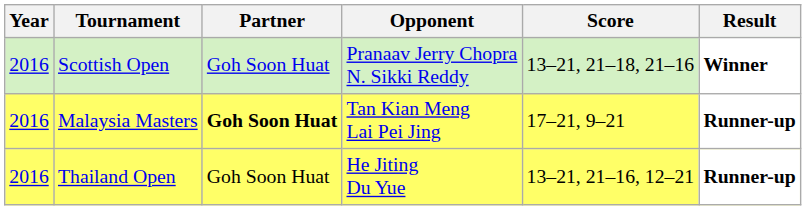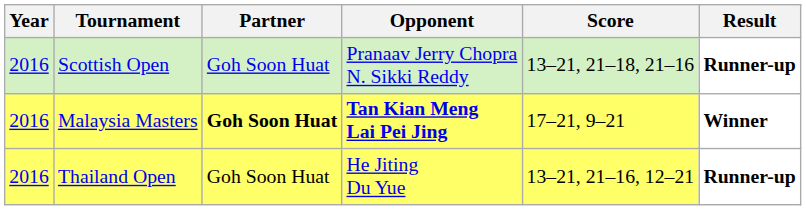(736, 65) Winner -> (750, 65) Runner-up
(408, 121) normal -> (412, 121) bold
(750, 121) Runner-up -> (736, 121) Winner
